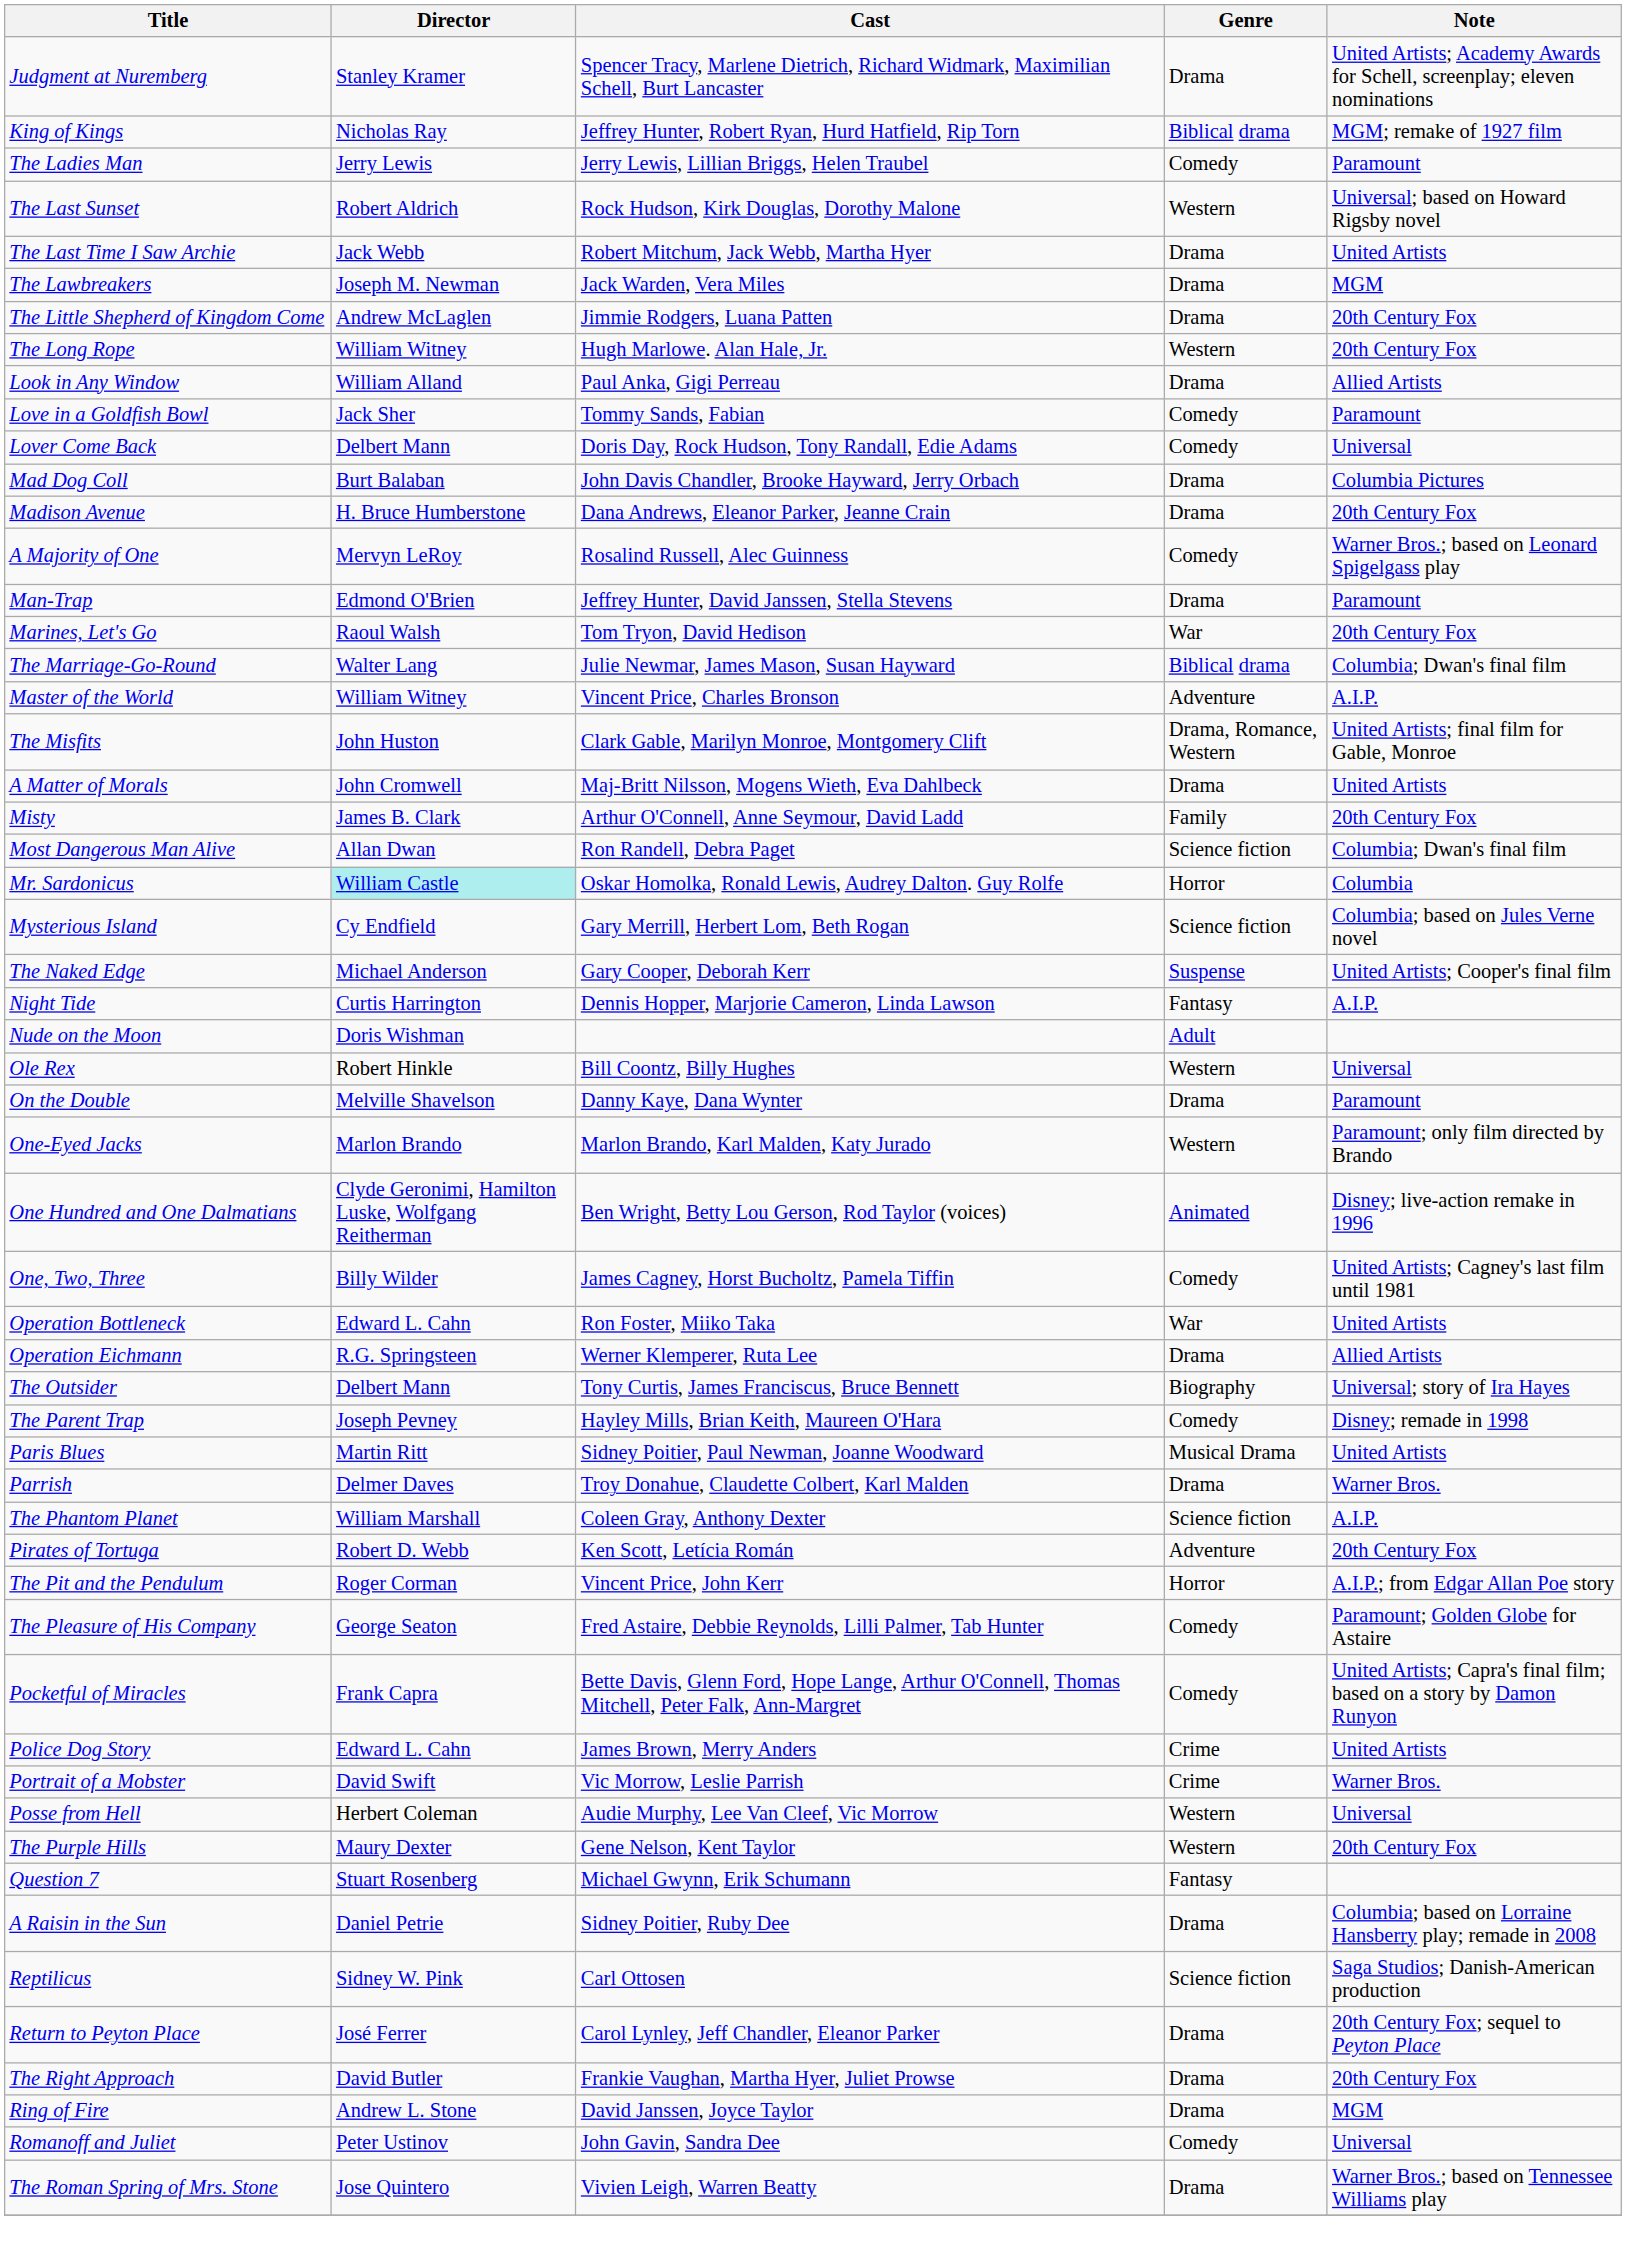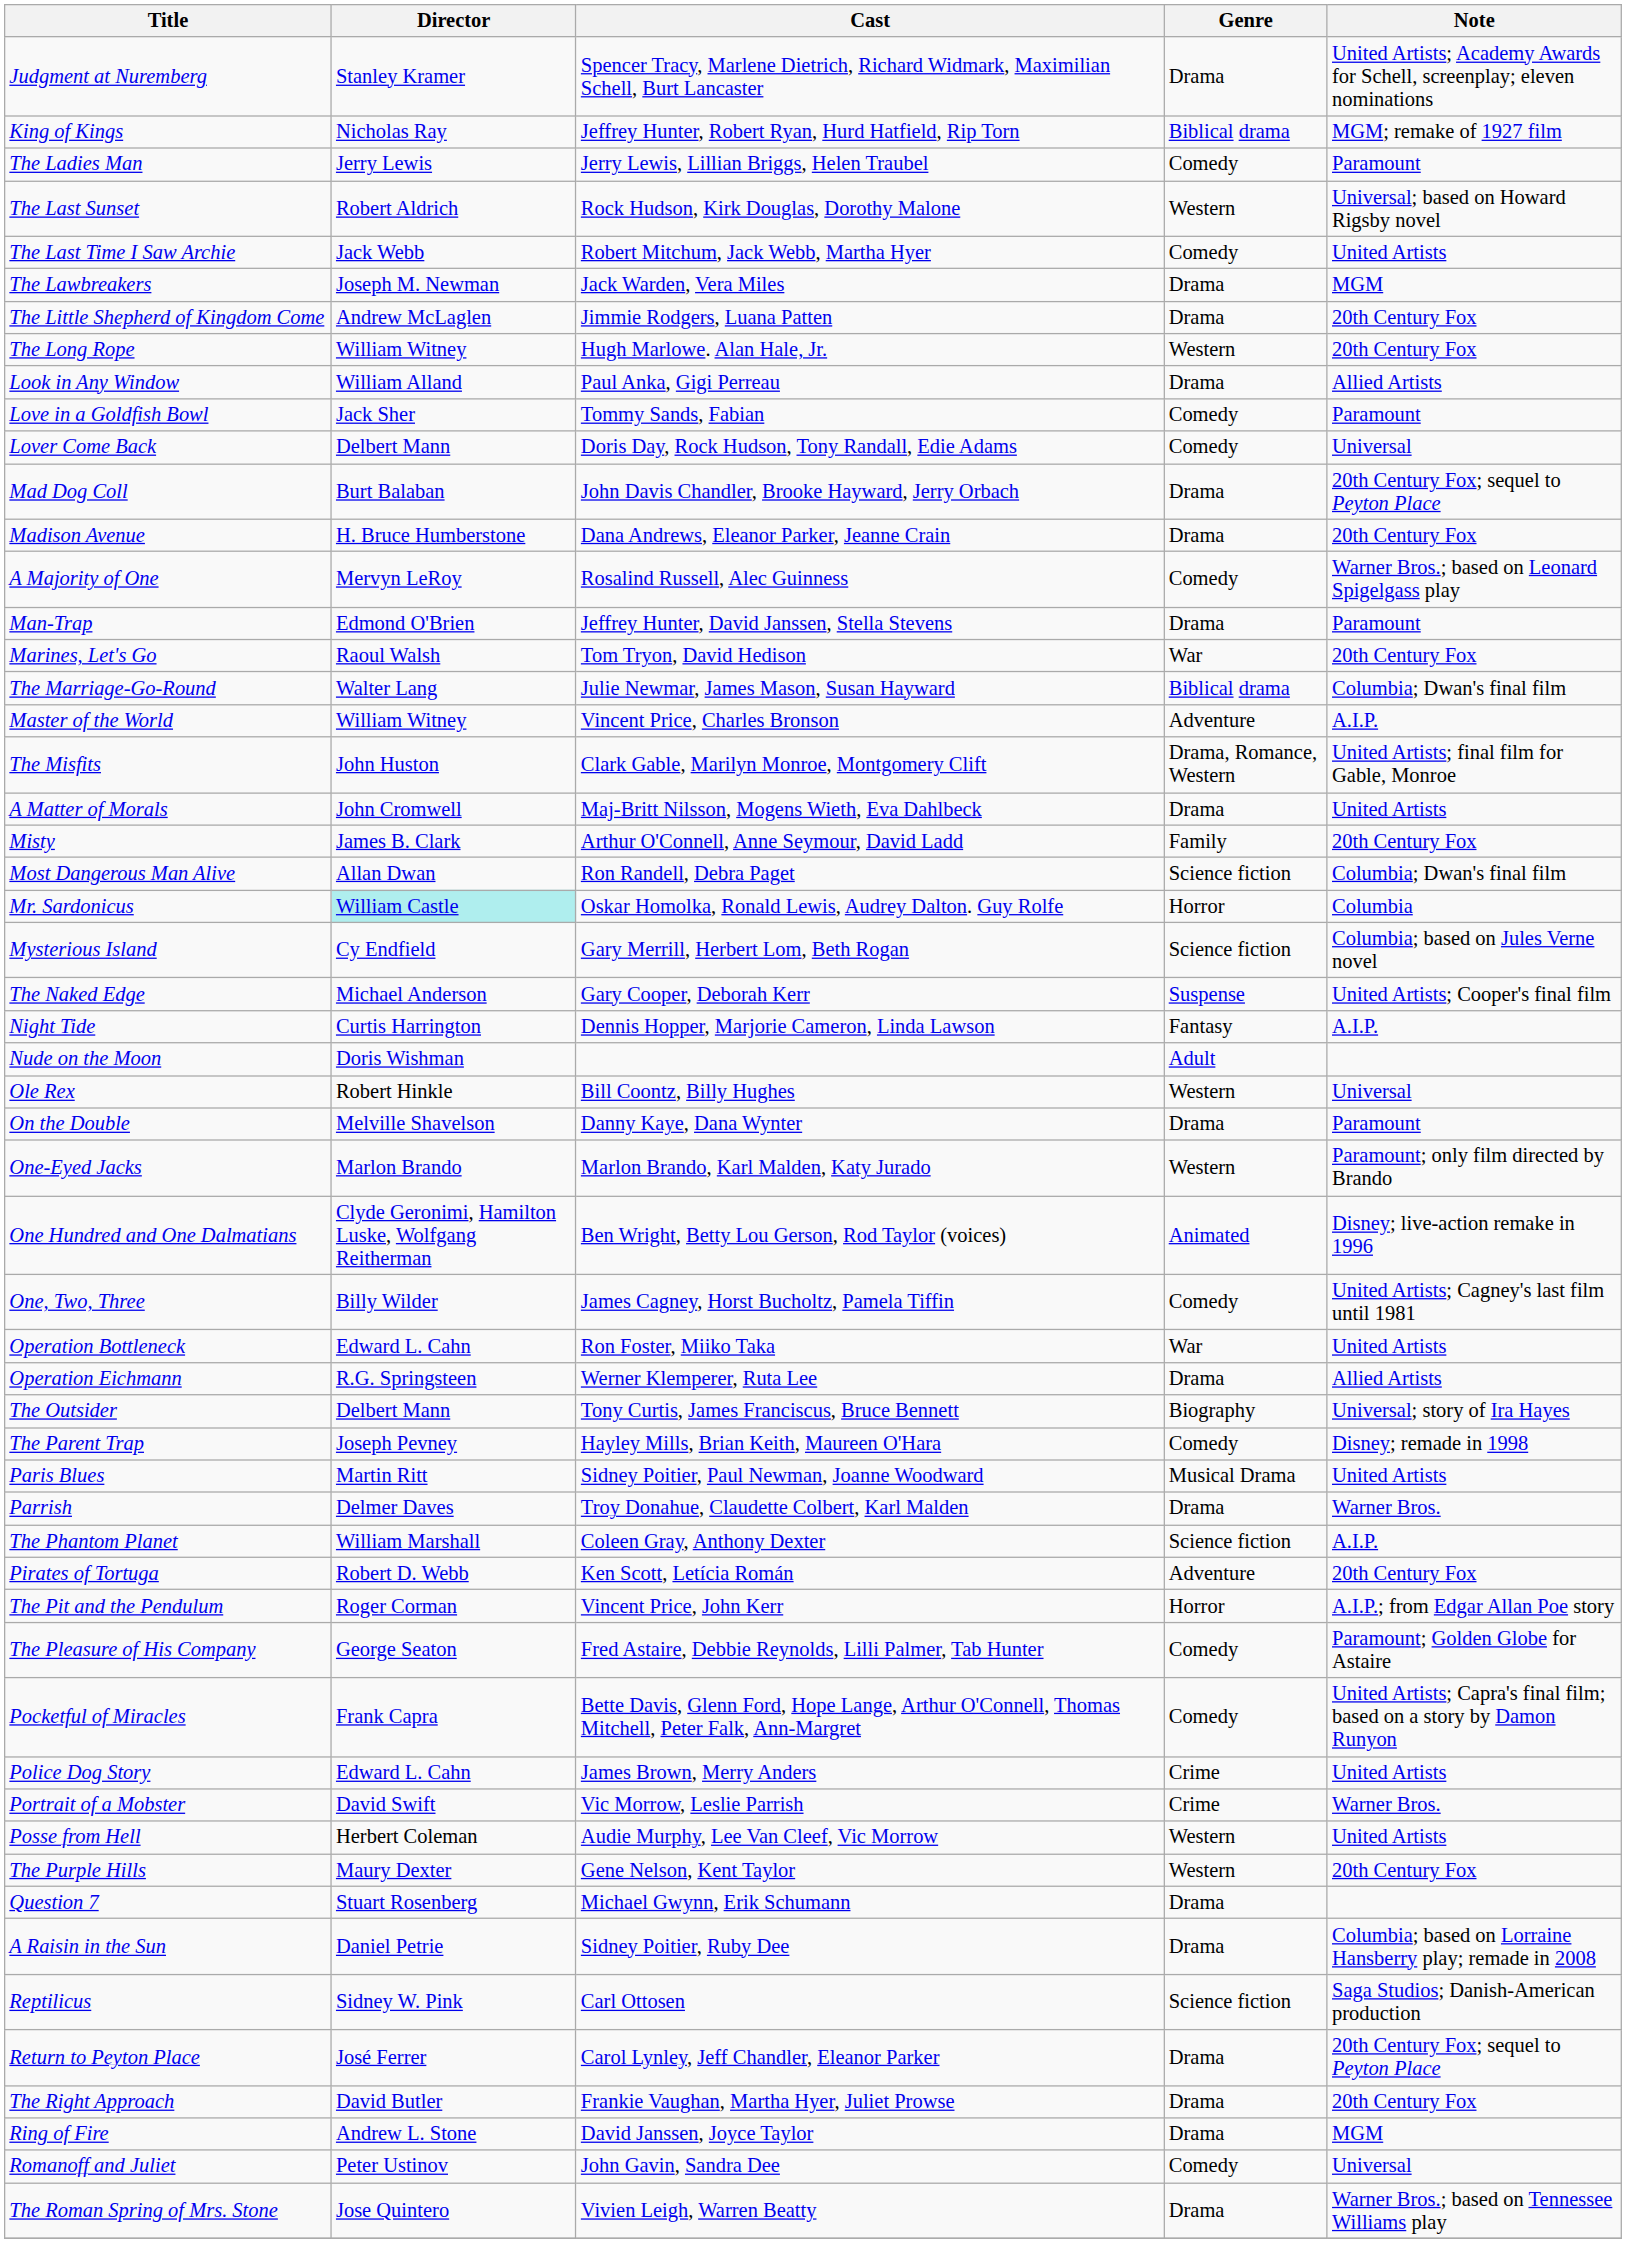(1197, 252) Drama -> (1203, 252) Comedy
(1408, 479) Columbia Pictures -> (1446, 491) 20th Century Fox; sequel to Peyton Place
(1372, 1814) Universal -> (1389, 1837) United Artists
(1201, 1879) Fantasy -> (1197, 1902) Drama
